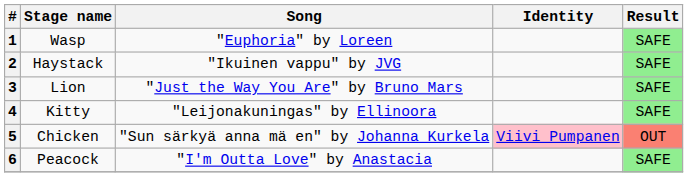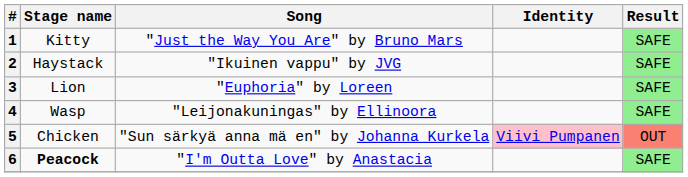(68, 40) Wasp -> (68, 40) Kitty
(304, 40) "Euphoria" by Loreen -> (304, 40) "Just the Way You Are" by Bruno Mars
(304, 88) "Just the Way You Are" by Bruno Mars -> (304, 88) "Euphoria" by Loreen
(68, 112) Kitty -> (68, 112) Wasp
(68, 160) normal -> (68, 160) bold
